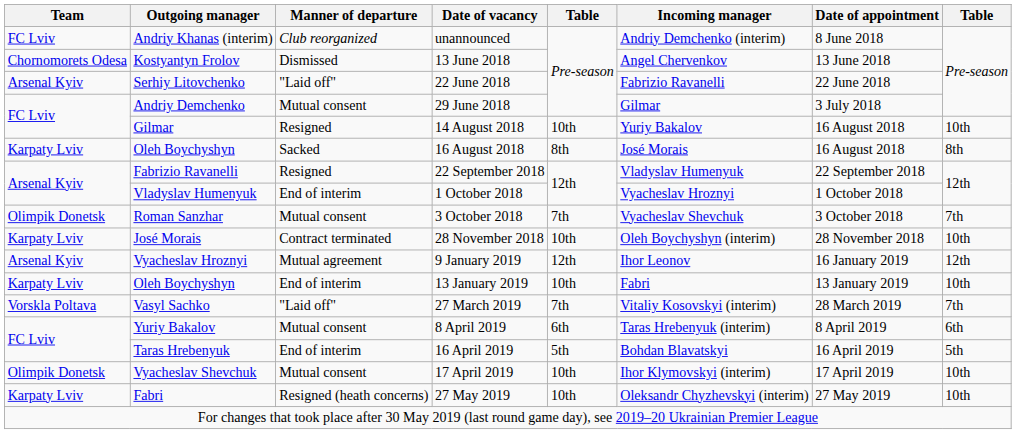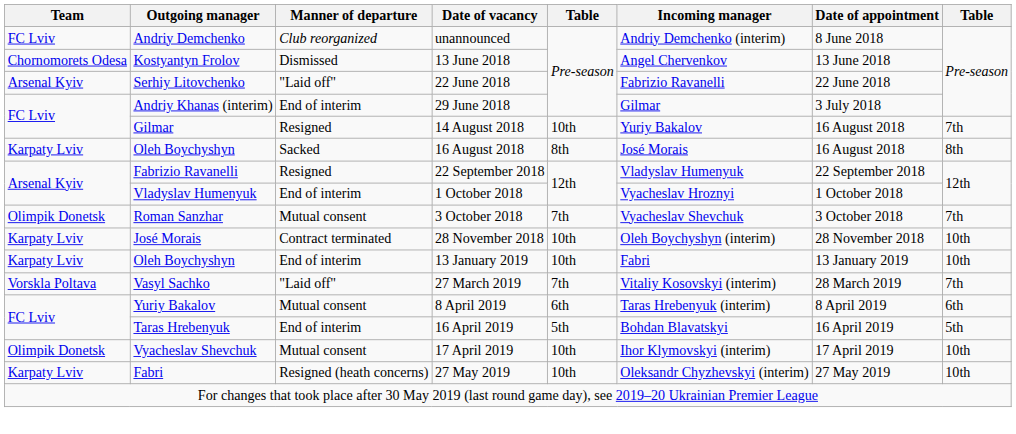(203, 37) Andriy Khanas (interim) -> (189, 37) Andriy Demchenko
(189, 104) Andriy Demchenko -> (203, 104) Andriy Khanas (interim)
(323, 104) Mutual consent -> (320, 104) End of interim
(958, 127) 10th -> (954, 127) 7th
- row: (478, 261)
